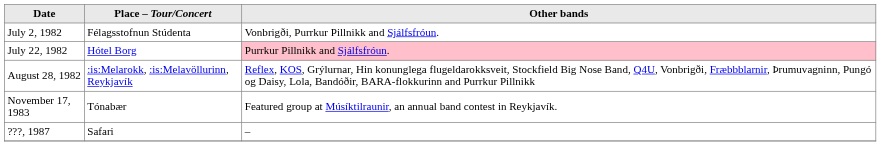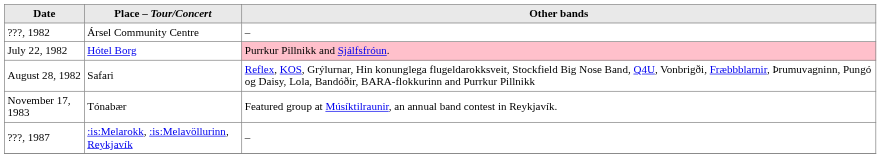+ row: (29, 32)
- row: (35, 32)
(158, 75) :is:Melarokk, :is:Melavöllurinn, Reykjavík -> (100, 75) Safari
(100, 131) Safari -> (158, 138) :is:Melarokk, :is:Melavöllurinn, Reykjavík
